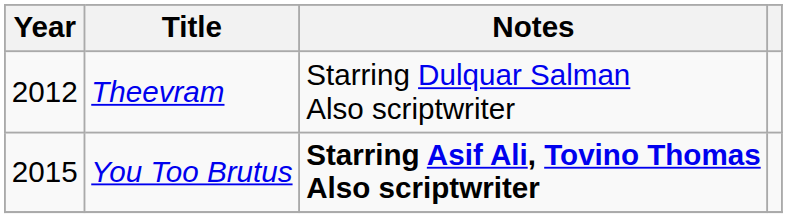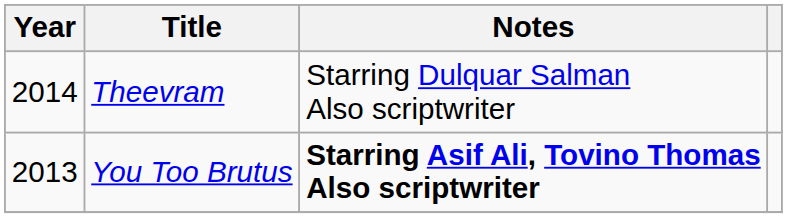(45, 91) 2012 -> (45, 91) 2014
(45, 171) 2015 -> (45, 171) 2013
